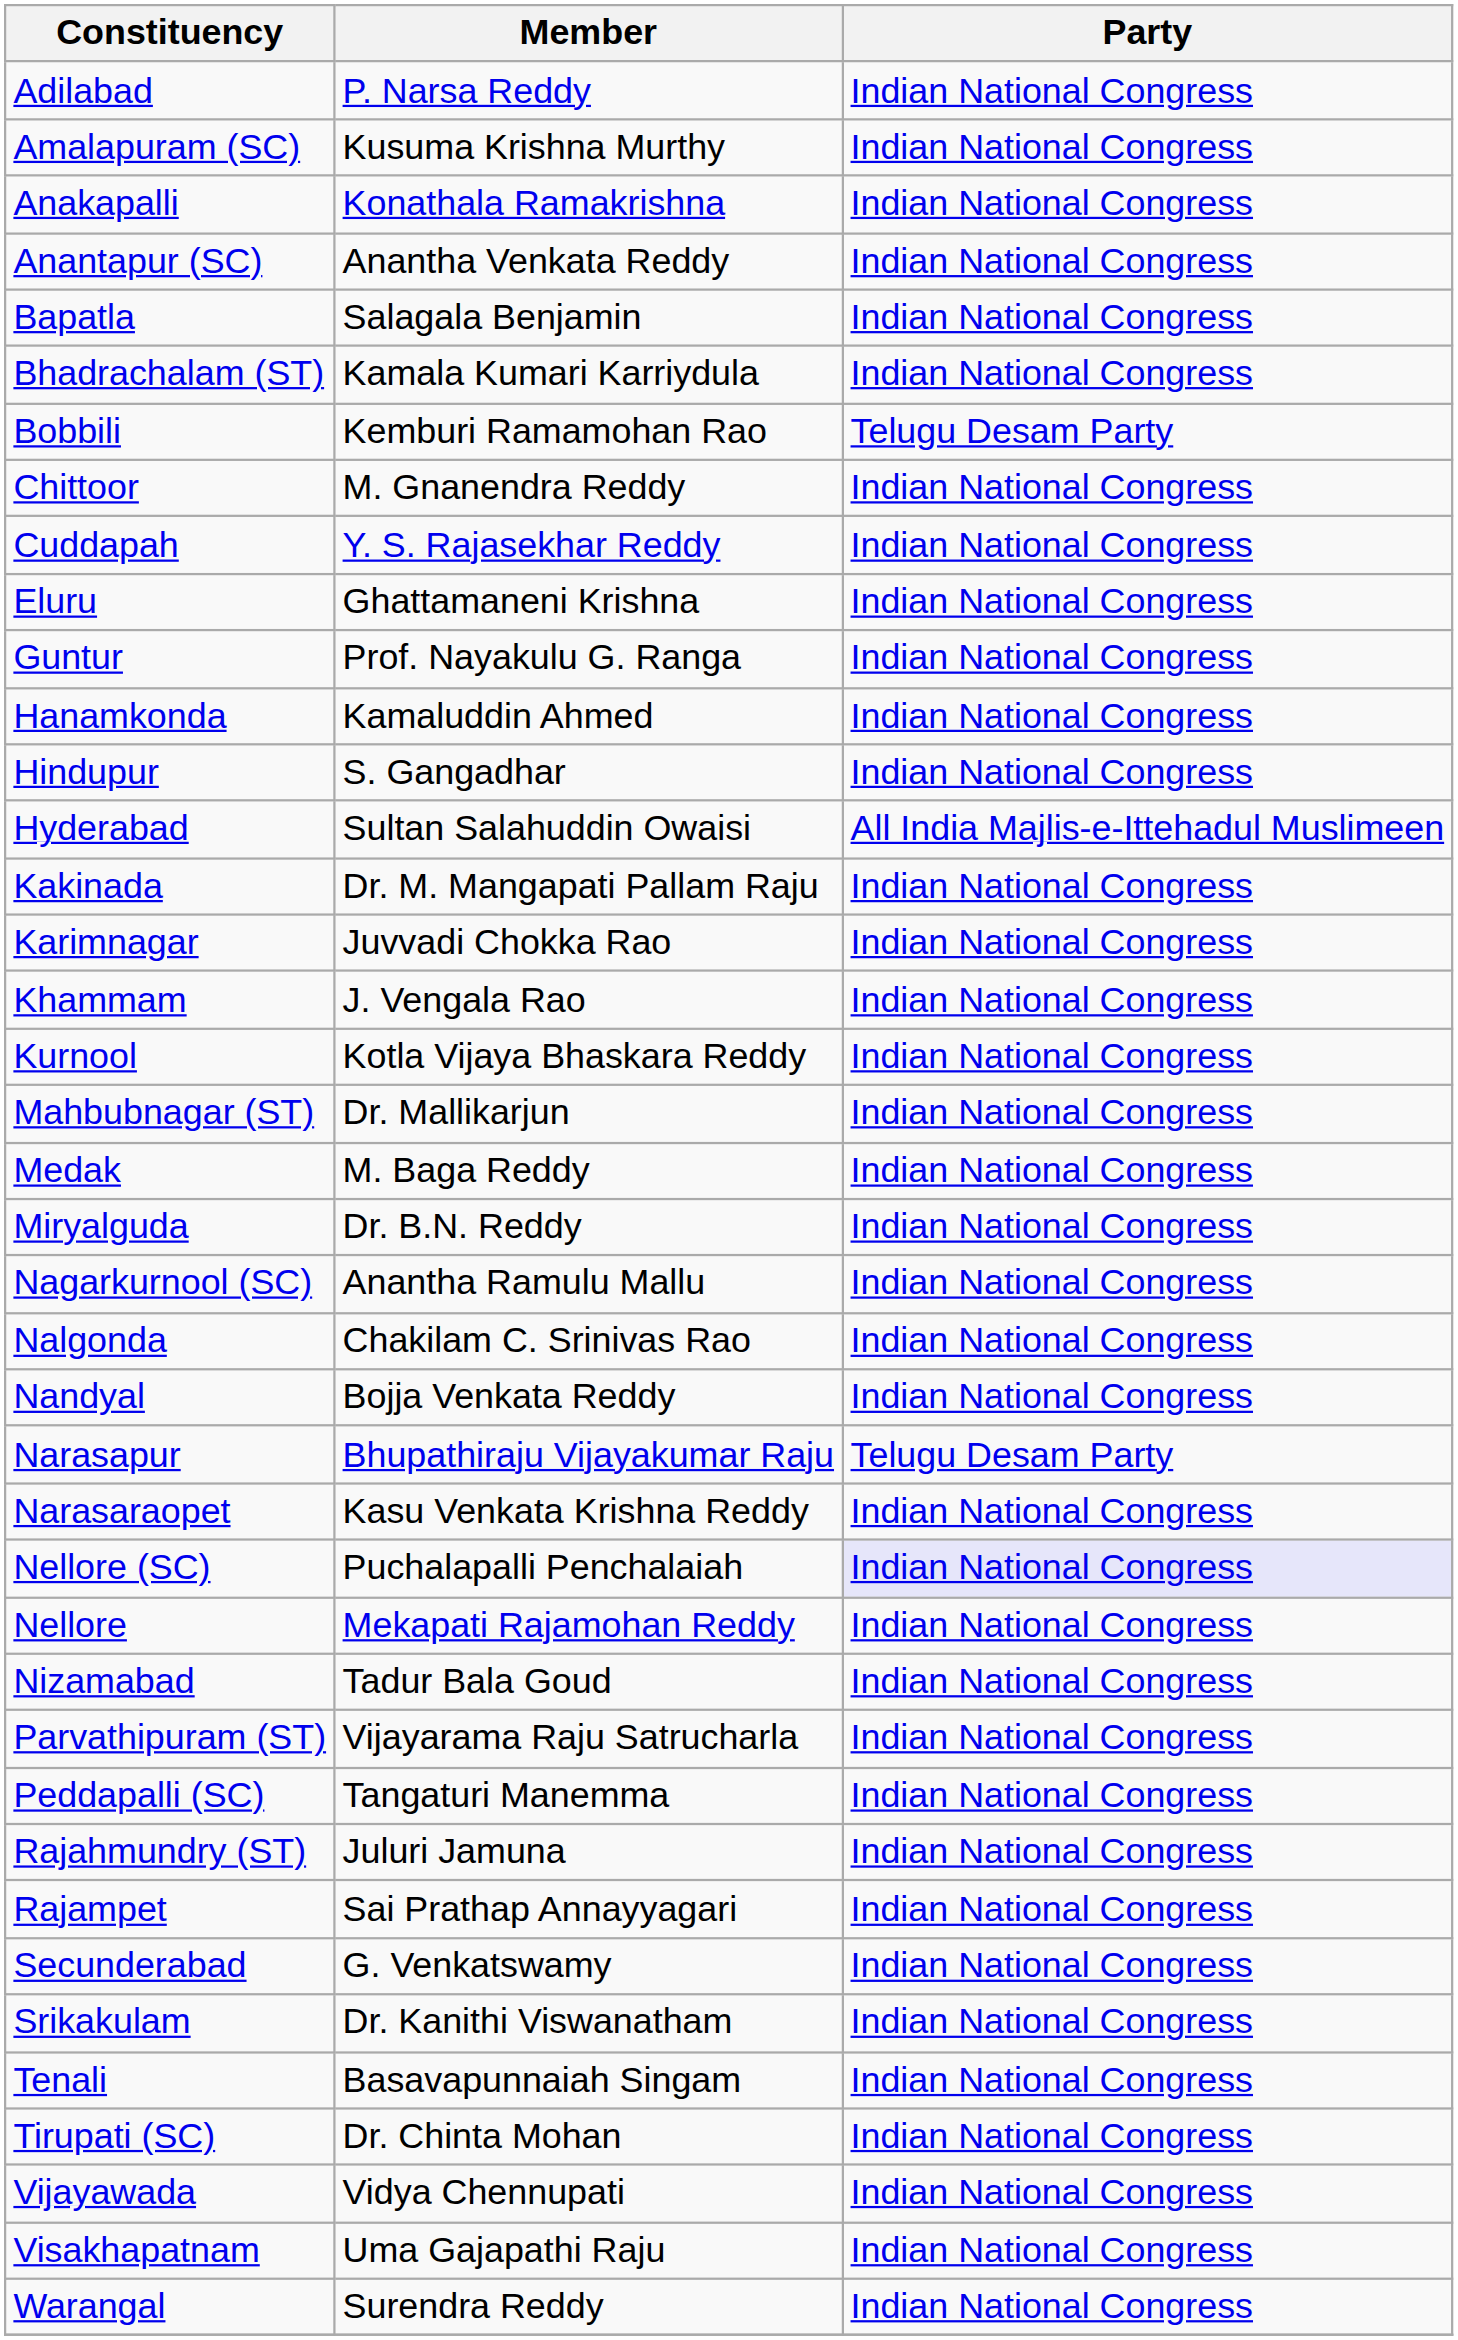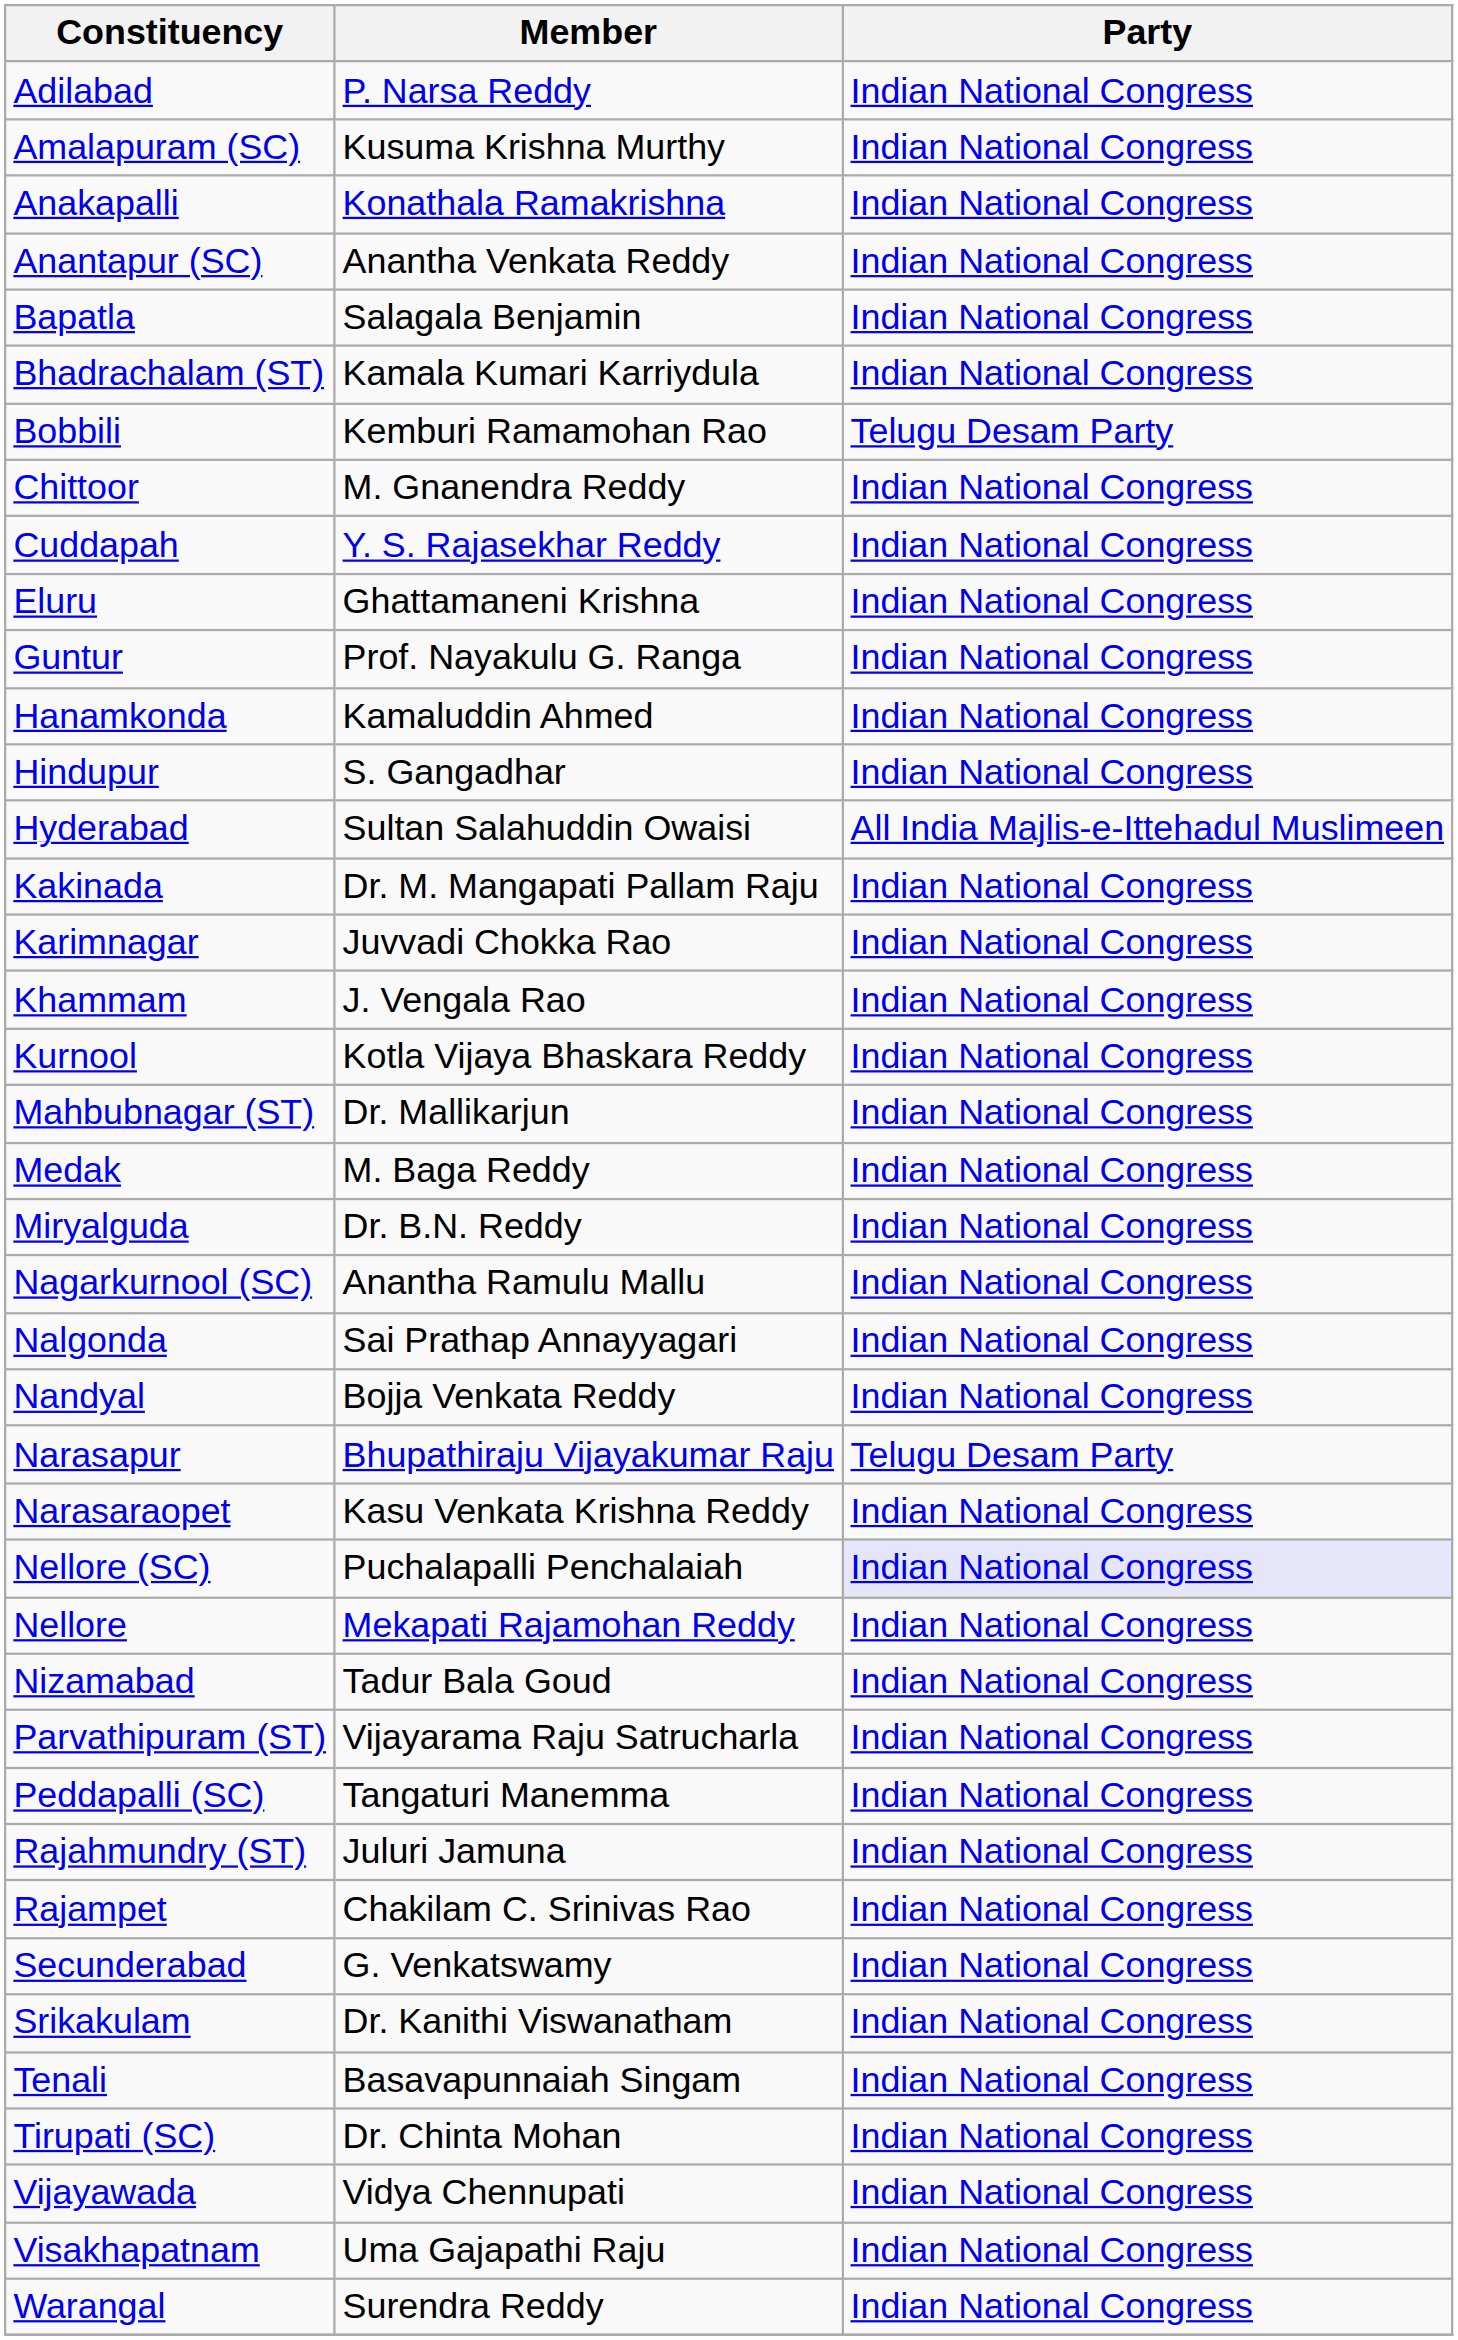(547, 1340) Chakilam C. Srinivas Rao -> (540, 1340) Sai Prathap Annayyagari
(540, 1908) Sai Prathap Annayyagari -> (547, 1908) Chakilam C. Srinivas Rao
